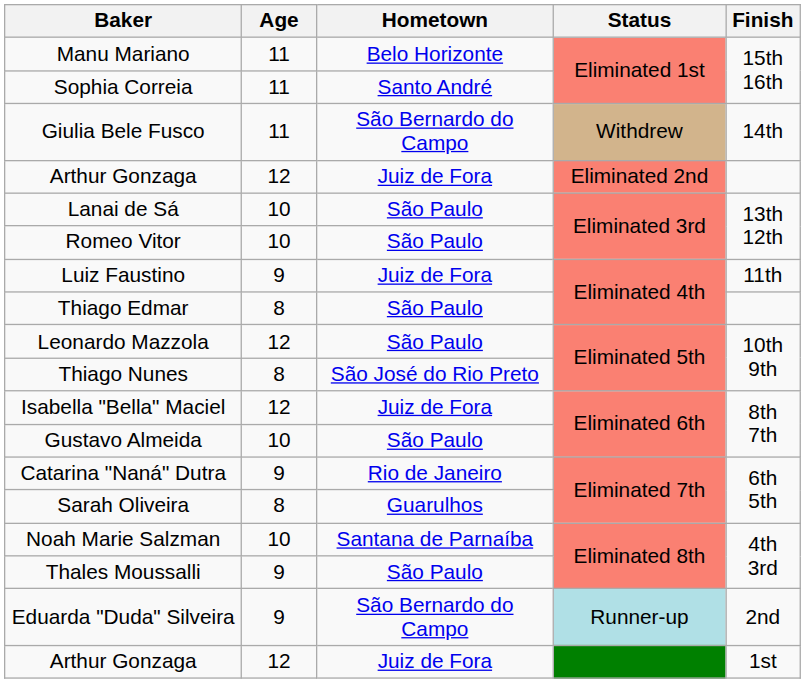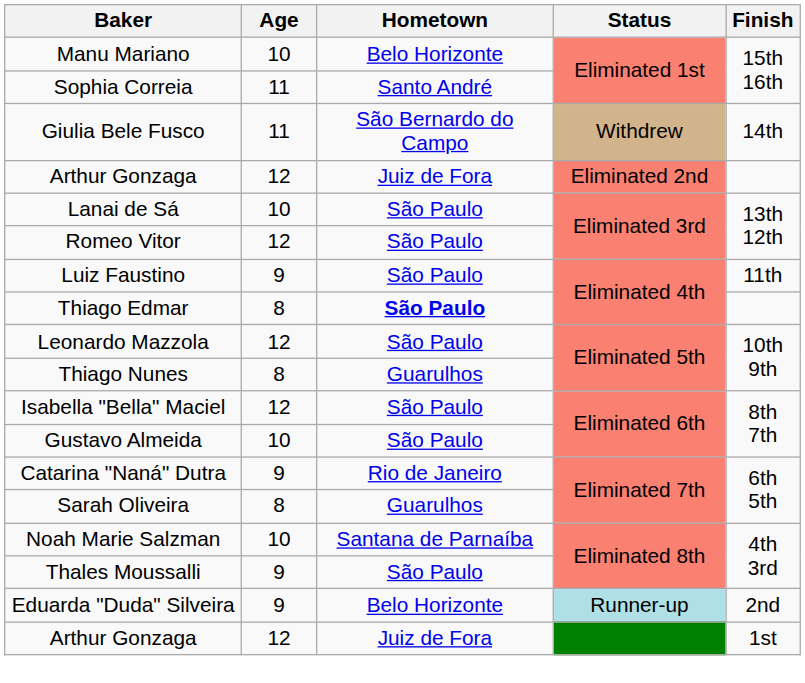(279, 53) 11 -> (279, 53) 10
(279, 242) 10 -> (279, 242) 12
(435, 275) Juiz de Fora -> (435, 275) São Paulo
(435, 308) normal -> (435, 308) bold
(435, 374) São José do Rio Preto -> (435, 374) Guarulhos
(435, 407) Juiz de Fora -> (435, 407) São Paulo
(435, 616) São Bernardo do Campo -> (435, 605) Belo Horizonte
